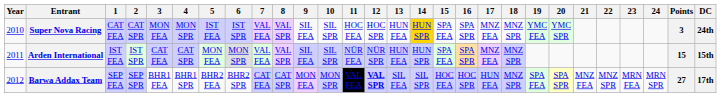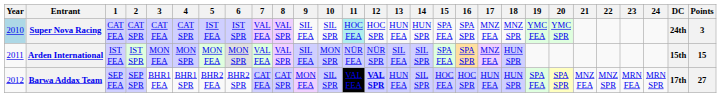columns swapped: (705, 11) <-> (682, 11)
(15, 30) no background -> (15, 30) lightblue background
(159, 30) MON FEA -> (159, 30) CAT FEA
(186, 30) MON SPR -> (186, 30) CAT SPR
(354, 30) no background -> (354, 30) paleturquoise background
(422, 30) gold background -> (422, 30) no background
(159, 55) CAT FEA -> (159, 55) MON FEA
(186, 55) CAT SPR -> (186, 55) MON SPR
(330, 55) SIL SPR -> (330, 55) MON SPR
(399, 55) HUN FEA -> (399, 55) SIL FEA
(422, 55) HUN SPR -> (422, 55) SIL SPR
(513, 55) MNZ SPR -> (513, 55) HUN SPR
(330, 79) MON SPR -> (330, 79) SIL SPR
(399, 79) SIL FEA -> (399, 79) HUN FEA
(513, 79) MNZ SPR -> (513, 79) HUN SPR
